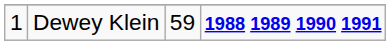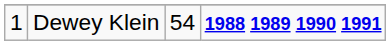(182, 22) 59 -> (182, 22) 54
